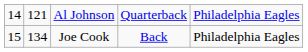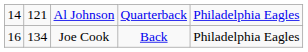(14, 36) 15 -> (14, 36) 16
